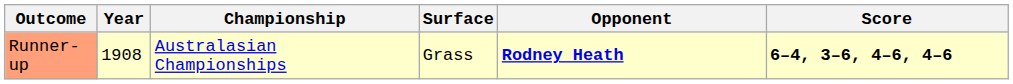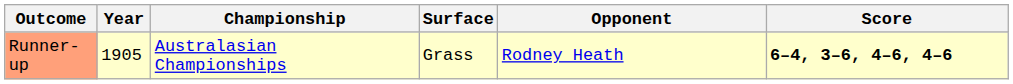(122, 56) 1908 -> (122, 56) 1905
(563, 56) bold -> (563, 56) normal
